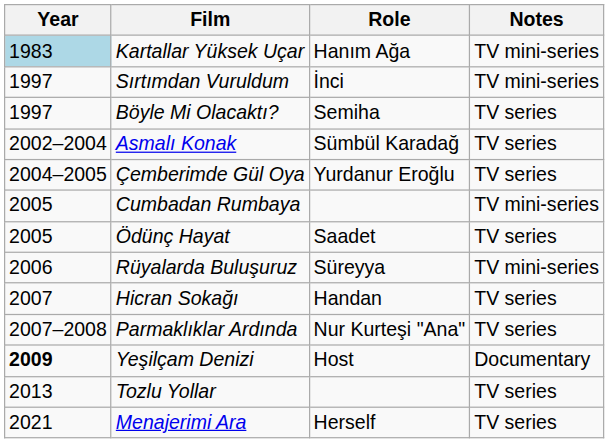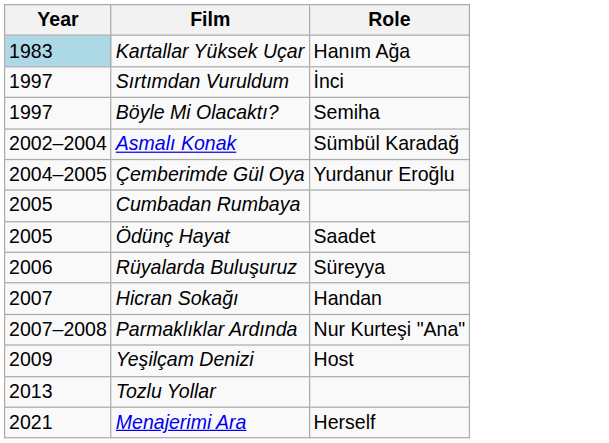- column: (537, 19)
(31, 360) bold -> (31, 360) normal
